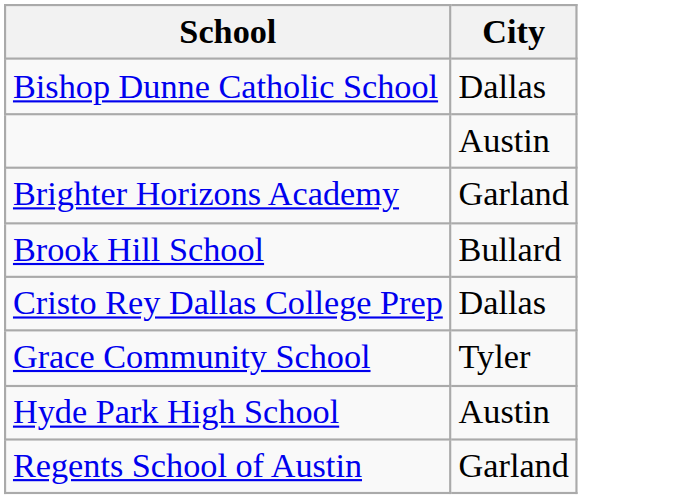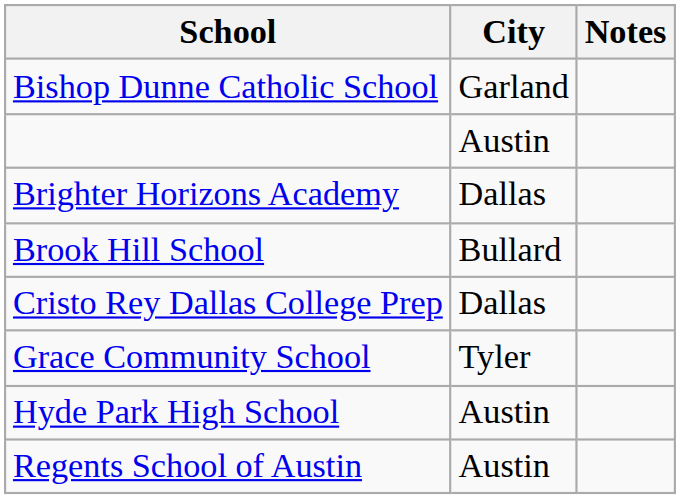+ column: (626, 31)
(502, 85) Dallas -> (514, 85) Garland
(514, 194) Garland -> (502, 194) Dallas
(514, 466) Garland -> (504, 466) Austin
